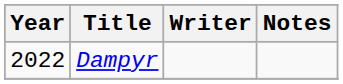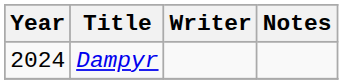(38, 61) 2022 -> (38, 61) 2024
